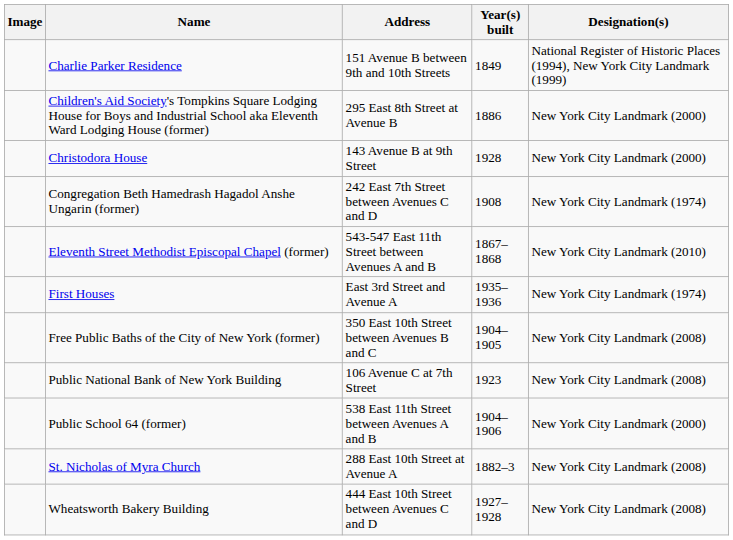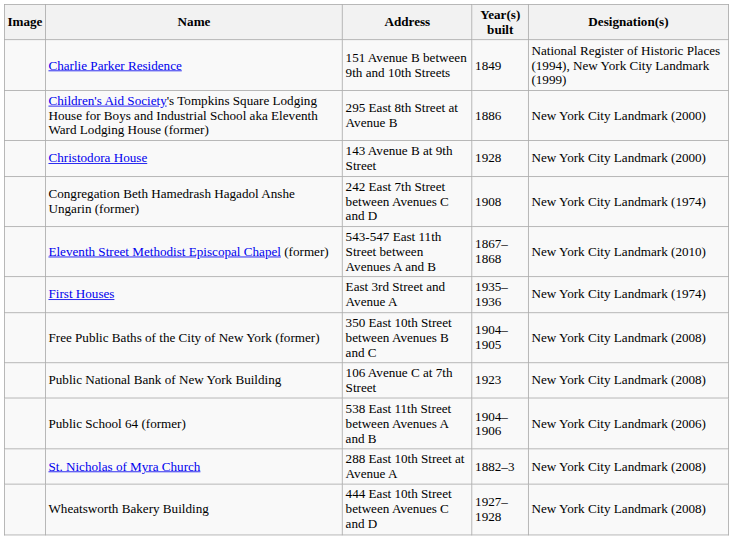(619, 423) New York City Landmark (2000) -> (619, 423) New York City Landmark (2006)
